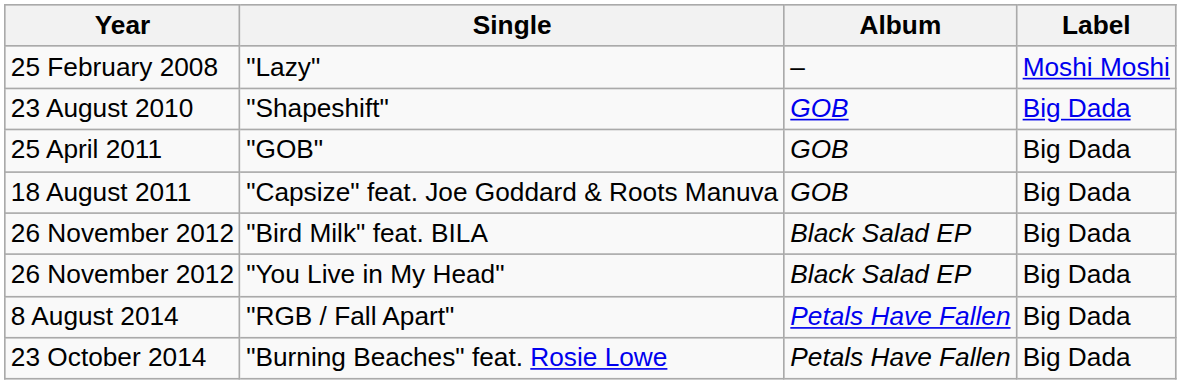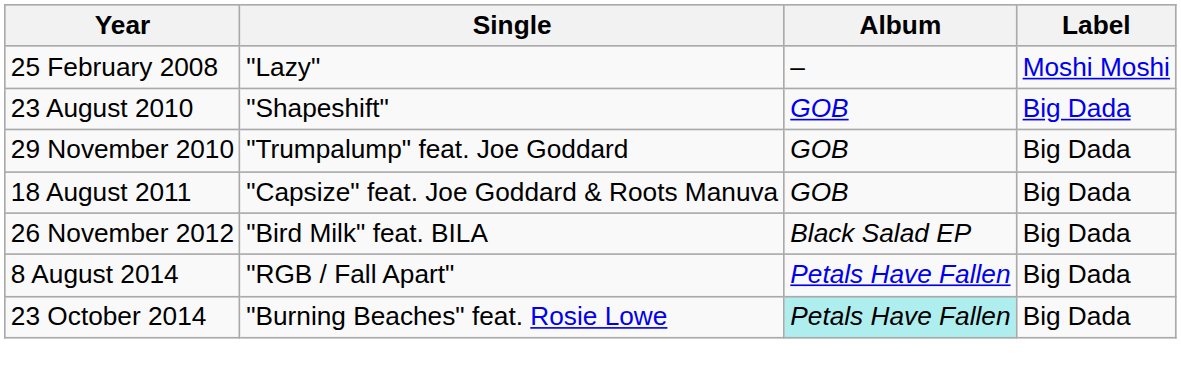+ row: (437, 150)
- row: (285, 150)
- row: (375, 274)
(900, 358) no background -> (900, 316) paleturquoise background
